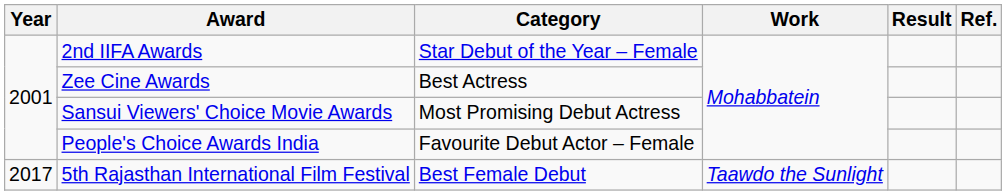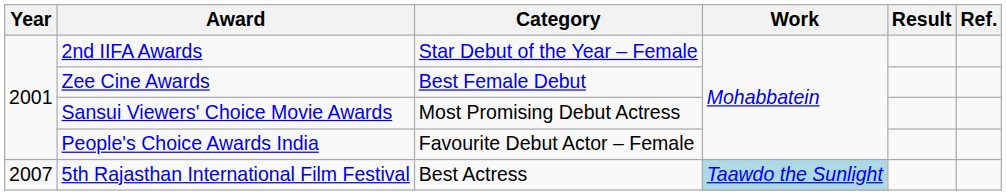(473, 81) Best Actress -> (502, 81) Best Female Debut
(31, 174) 2017 -> (31, 174) 2007
(502, 174) Best Female Debut -> (473, 174) Best Actress
(795, 174) no background -> (795, 174) lightblue background
